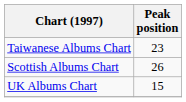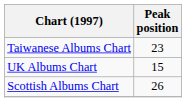rows swapped: (63, 67) <-> (52, 86)
